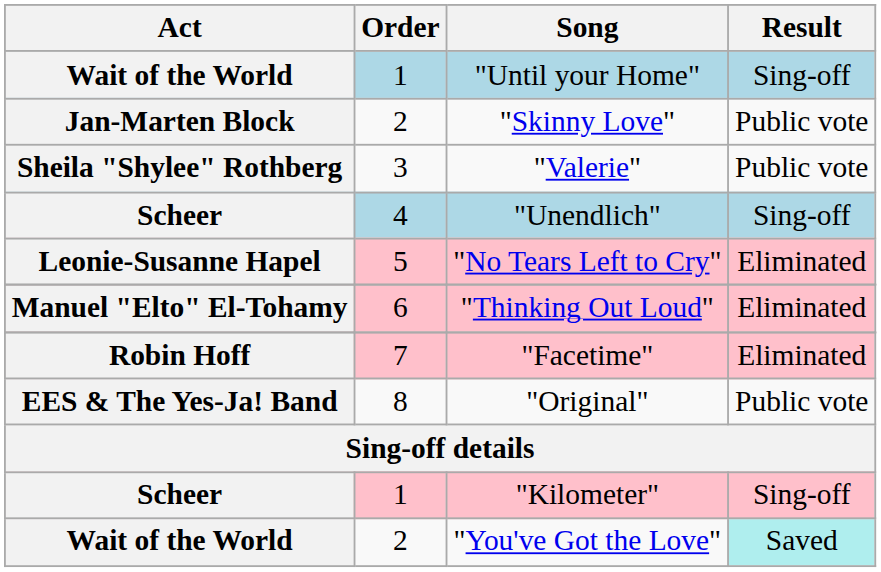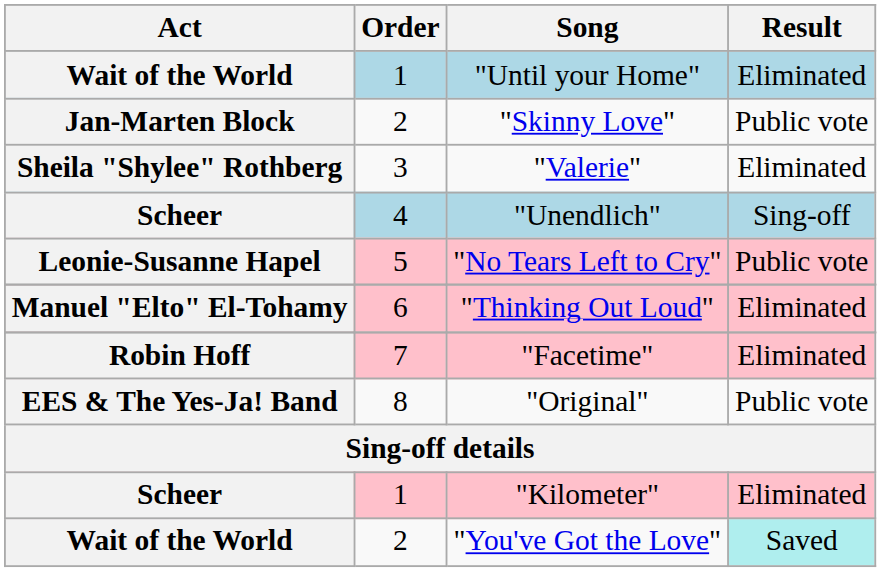(802, 74) Sing-off -> (802, 74) Eliminated
(802, 167) Public vote -> (802, 167) Eliminated
(802, 261) Eliminated -> (802, 261) Public vote
(802, 494) Sing-off -> (802, 494) Eliminated
